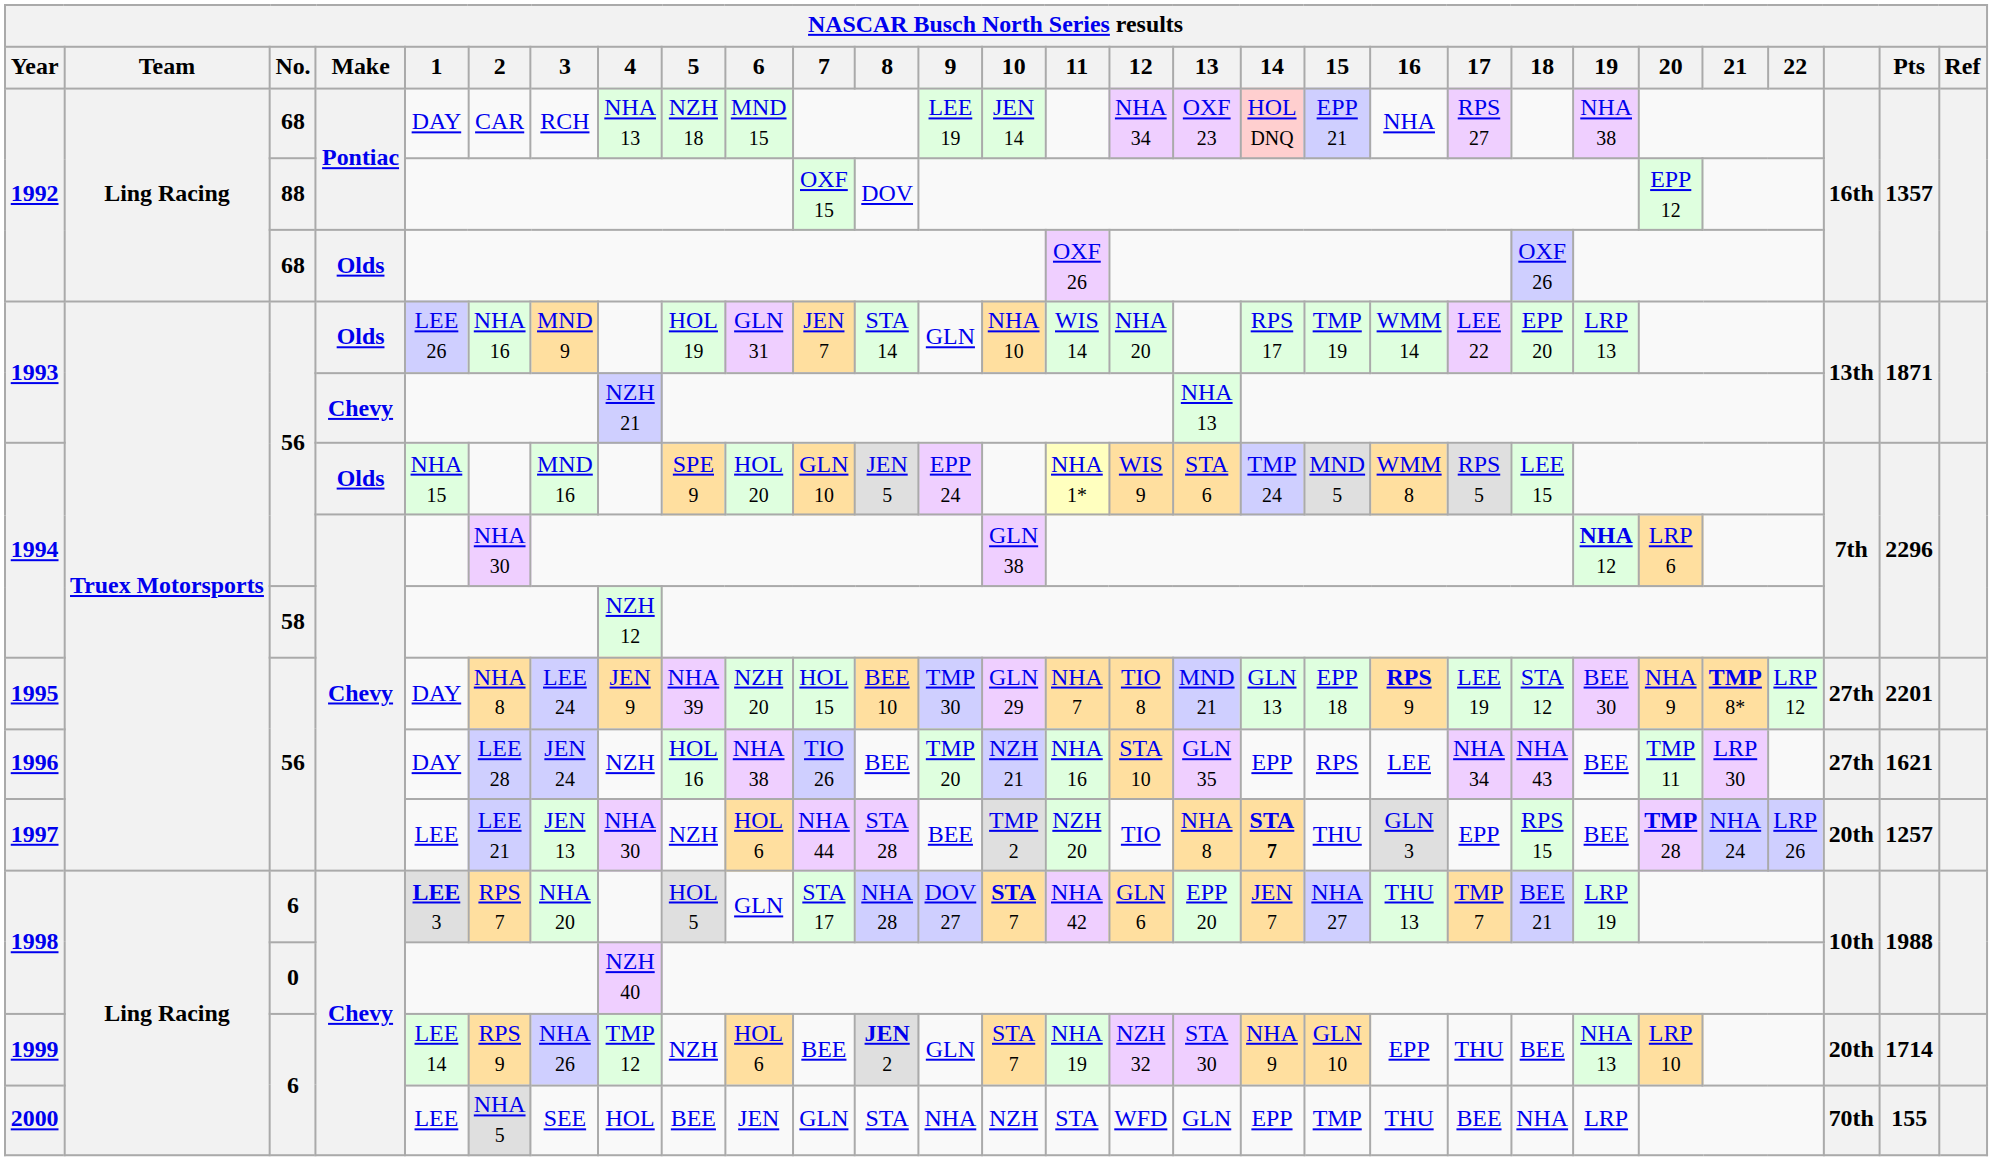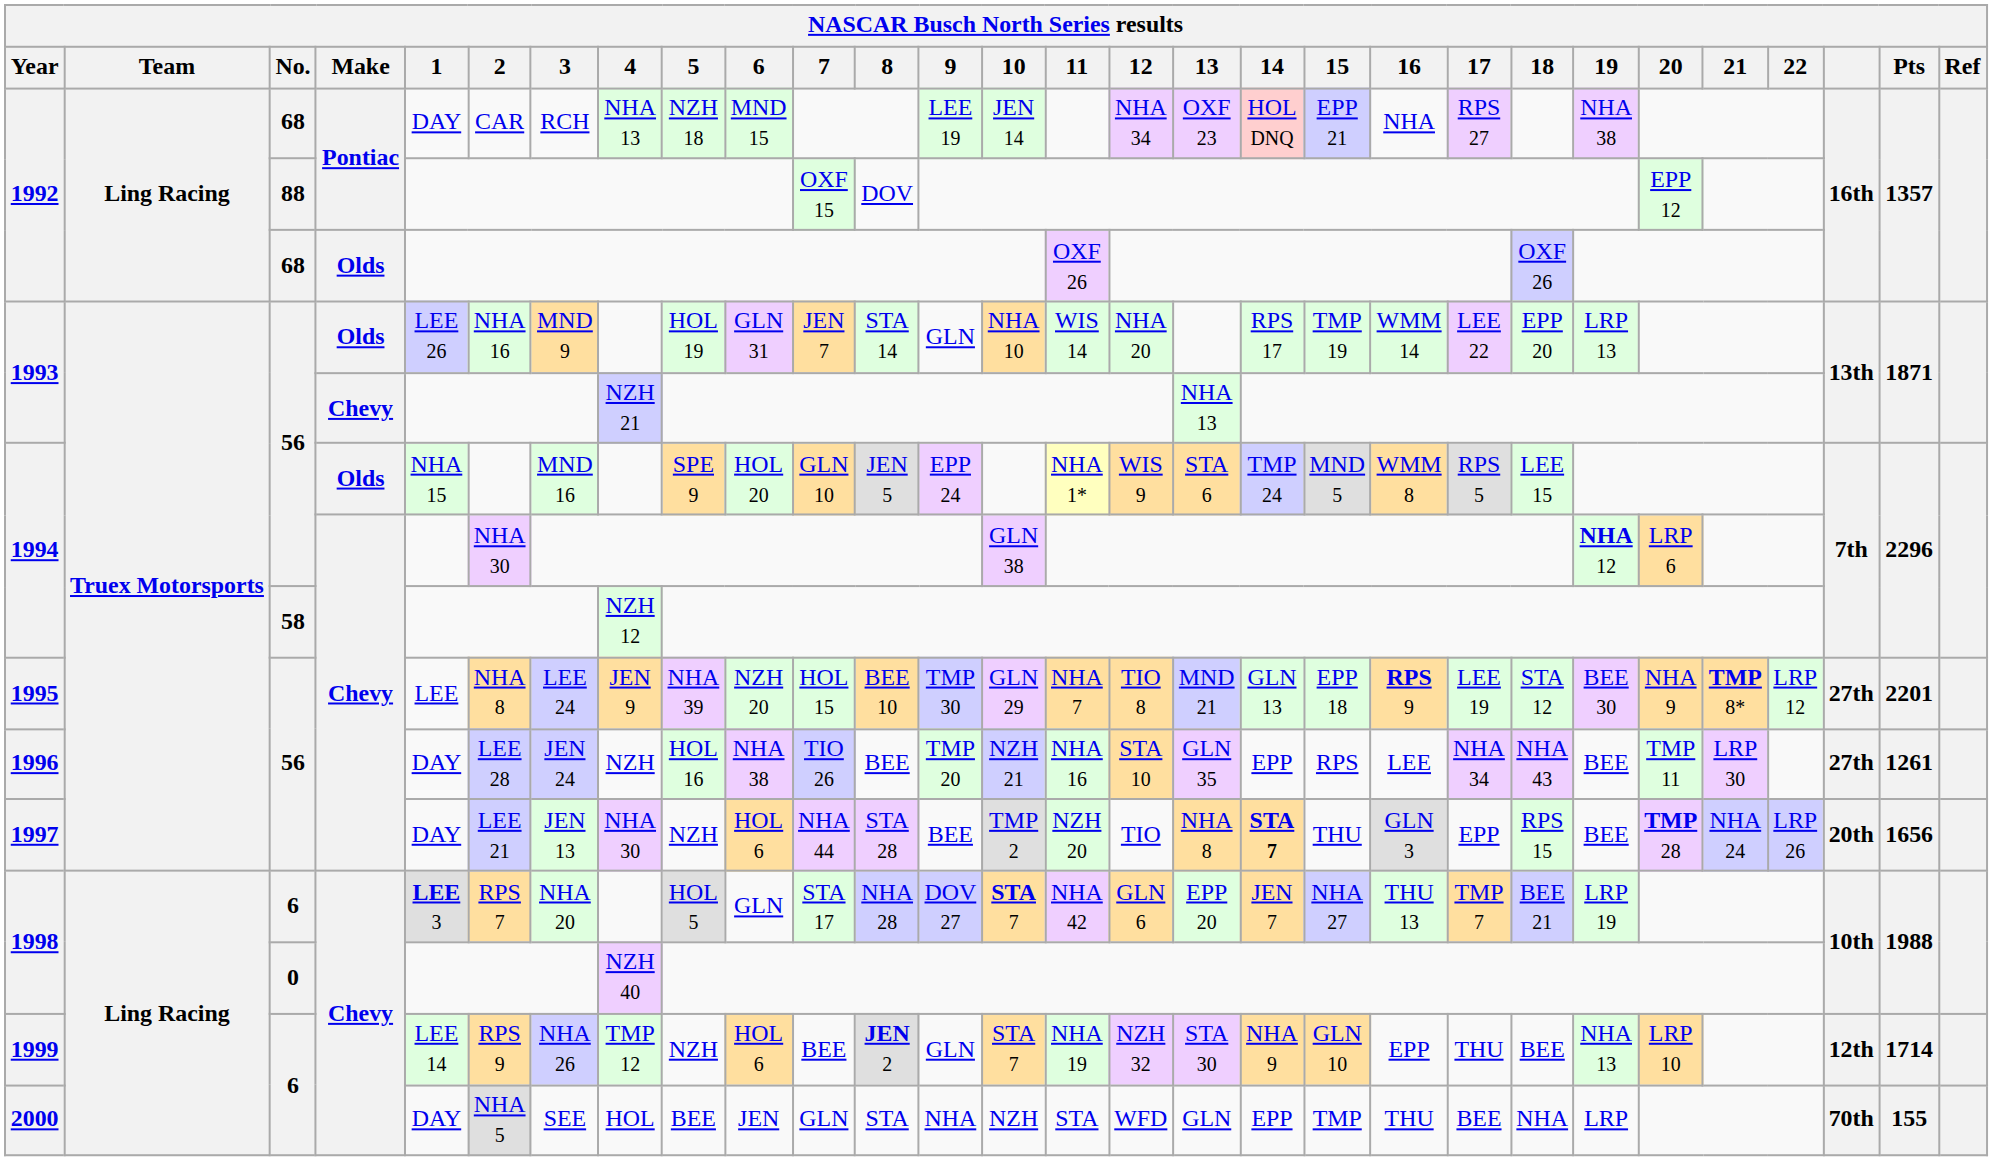(436, 692) DAY -> (436, 692) LEE
(1909, 763) 1621 -> (1909, 763) 1261
(436, 834) LEE -> (436, 834) DAY
(1909, 834) 1257 -> (1909, 834) 1656
(1851, 1048) 20th -> (1851, 1048) 12th
(436, 1119) LEE -> (436, 1119) DAY
